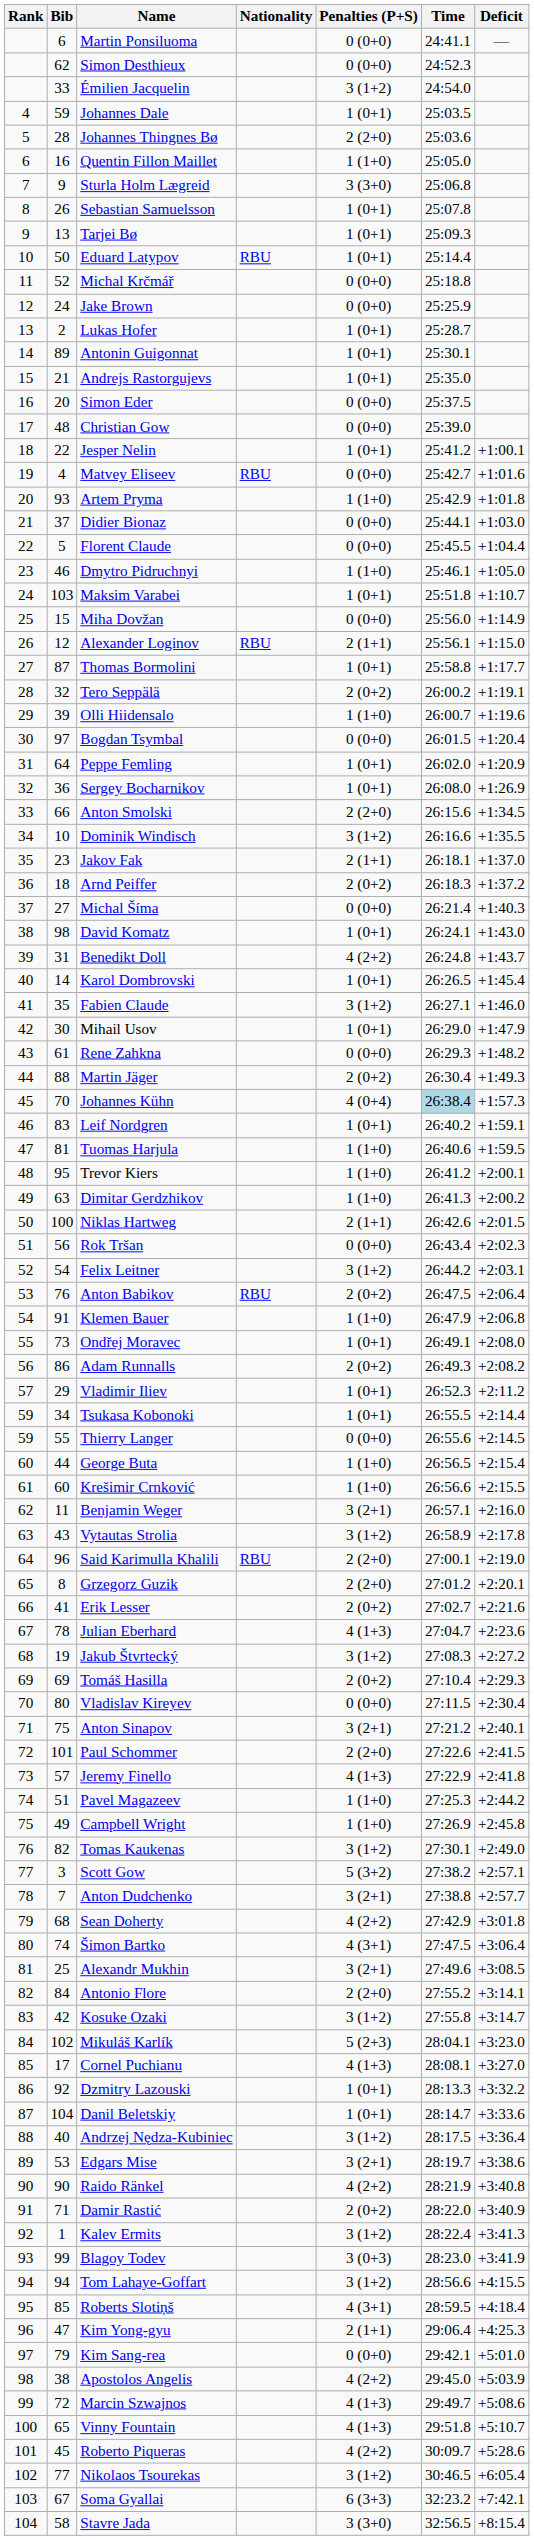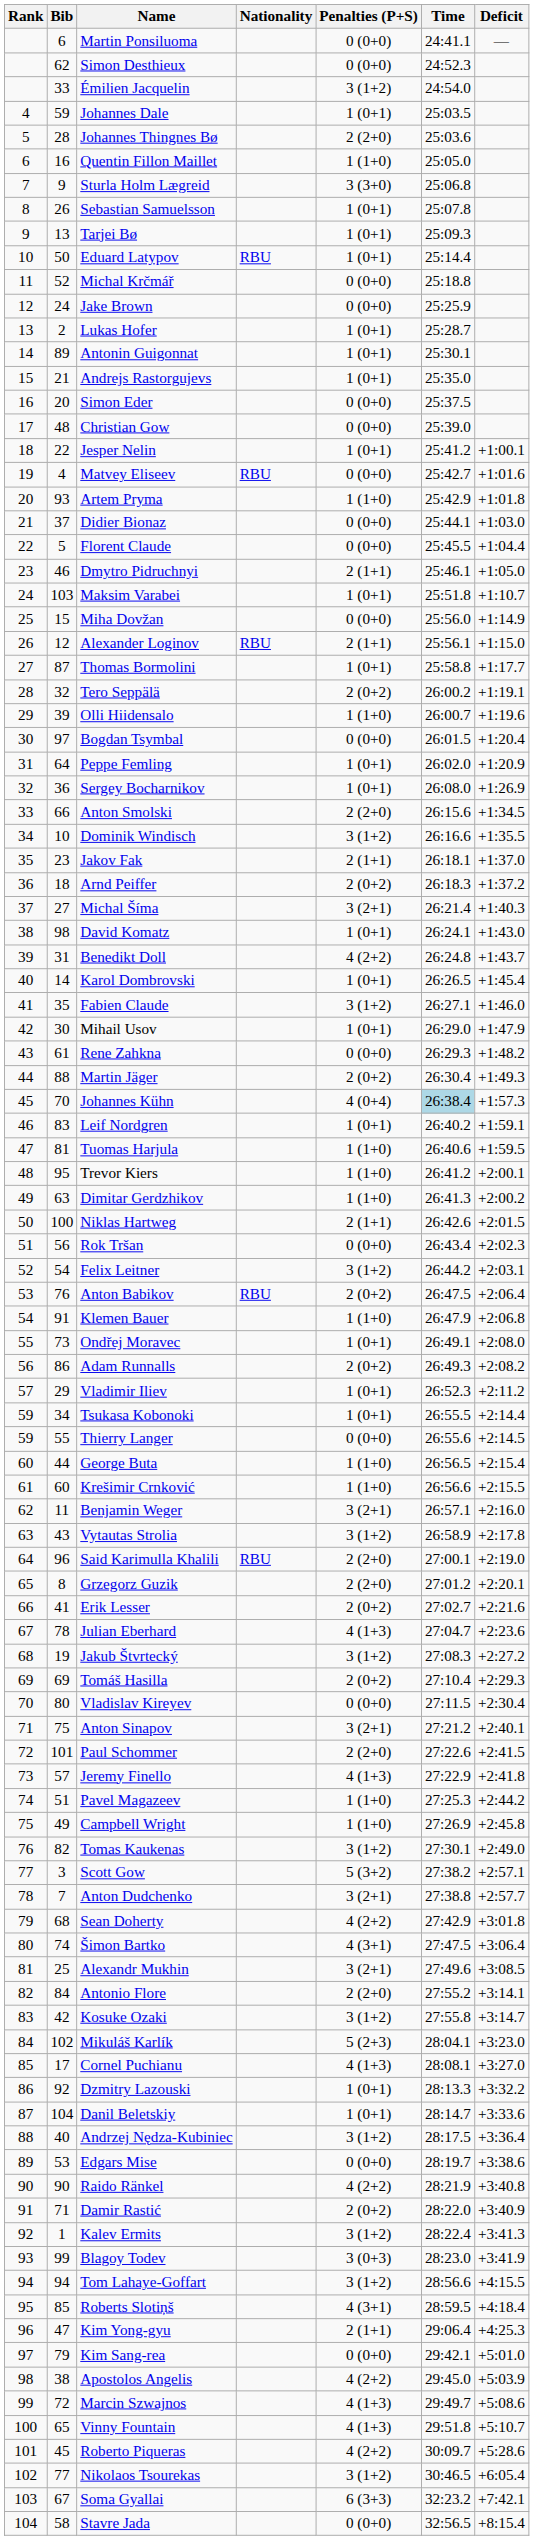(369, 570) 1 (1+0) -> (369, 570) 2 (1+1)
(369, 908) 0 (0+0) -> (369, 908) 3 (2+1)
(369, 2162) 3 (2+1) -> (369, 2162) 0 (0+0)
(369, 2523) 3 (3+0) -> (369, 2523) 0 (0+0)
